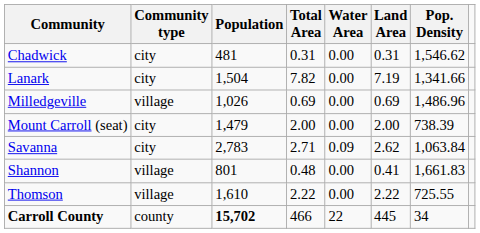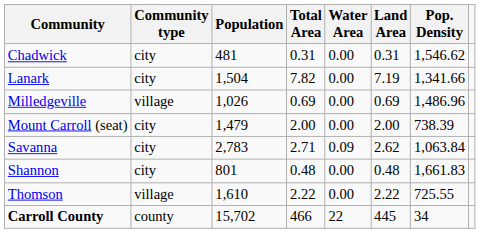(154, 170) village -> (145, 170) city
(387, 170) 0.41 -> (387, 170) 0.48
(235, 217) bold -> (235, 217) normal
